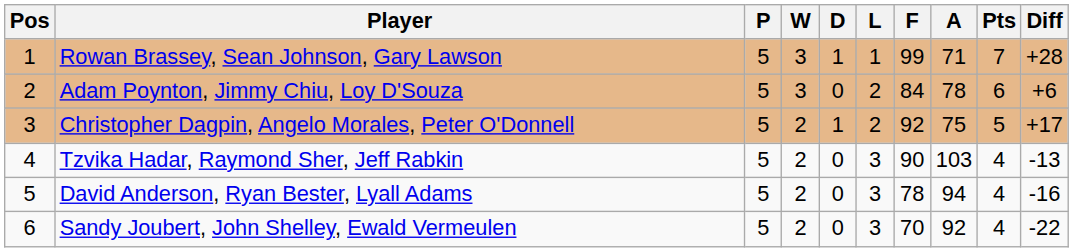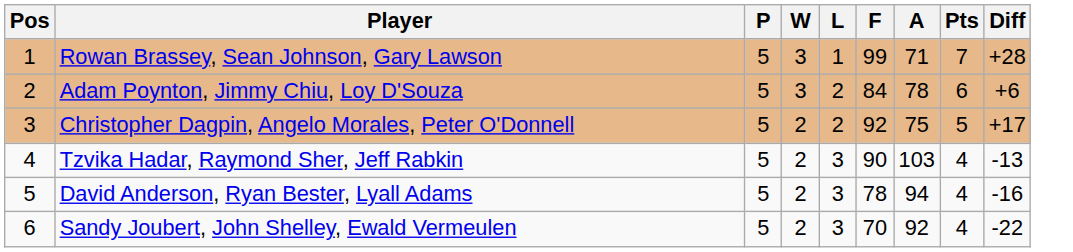- column: (838, 21)
